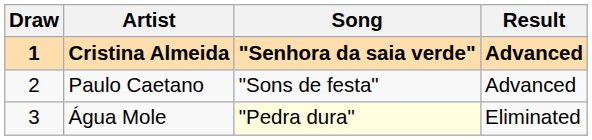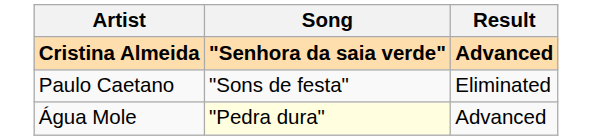- column: (34, 20)
(531, 85) Advanced -> (503, 85) Eliminated
(533, 118) Eliminated -> (501, 118) Advanced
